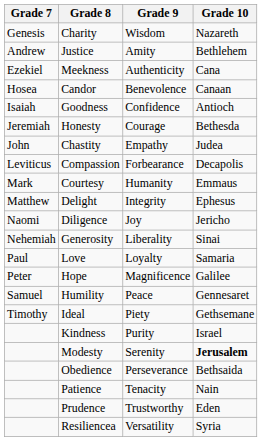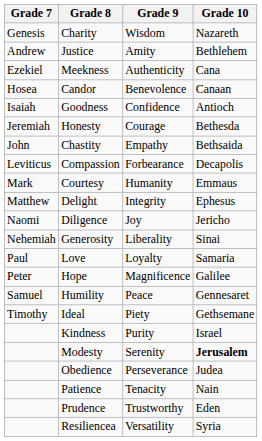(209, 145) Judea -> (219, 145) Bethsaida
(219, 370) Bethsaida -> (209, 370) Judea
